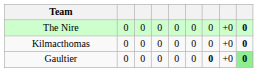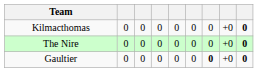rows swapped: (61, 28) <-> (61, 43)
(245, 59) lightgreen background -> (245, 59) no background
